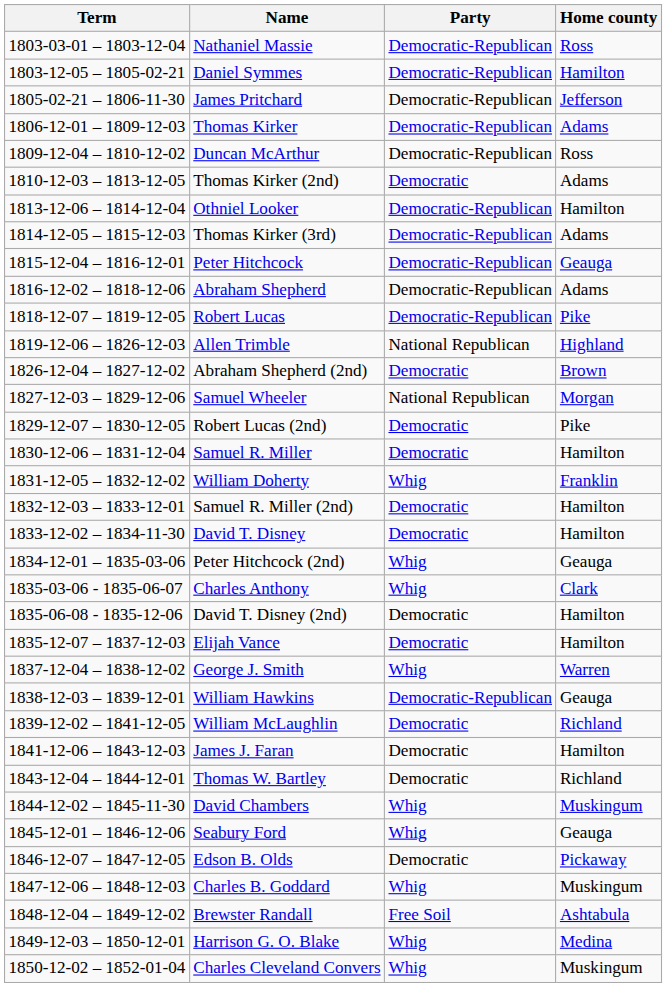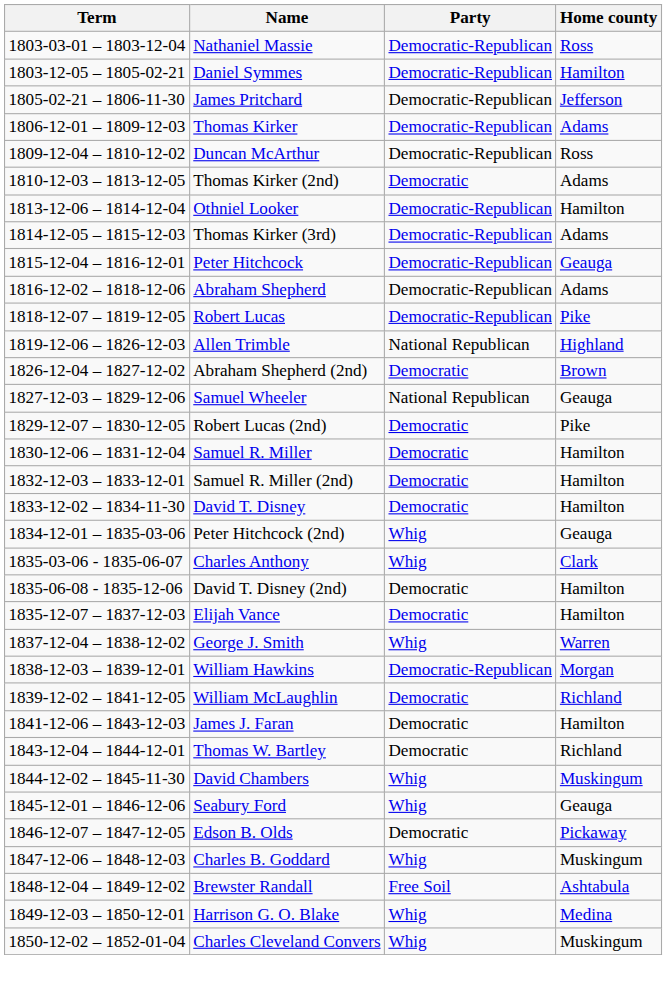(587, 398) Morgan -> (586, 398) Geauga
- row: (251, 479)
(586, 696) Geauga -> (587, 669) Morgan
